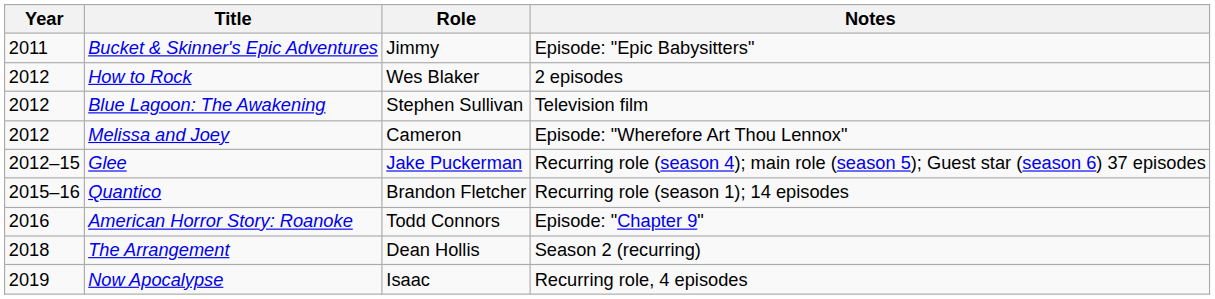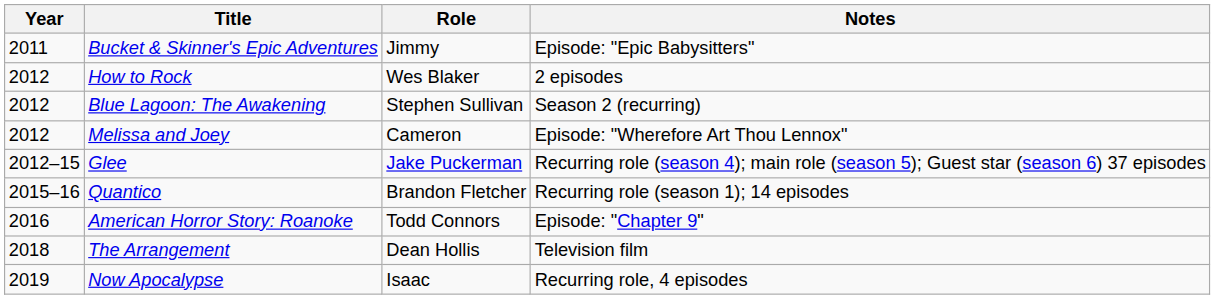(591, 105) Television film -> (618, 105) Season 2 (recurring)
(618, 250) Season 2 (recurring) -> (591, 250) Television film
